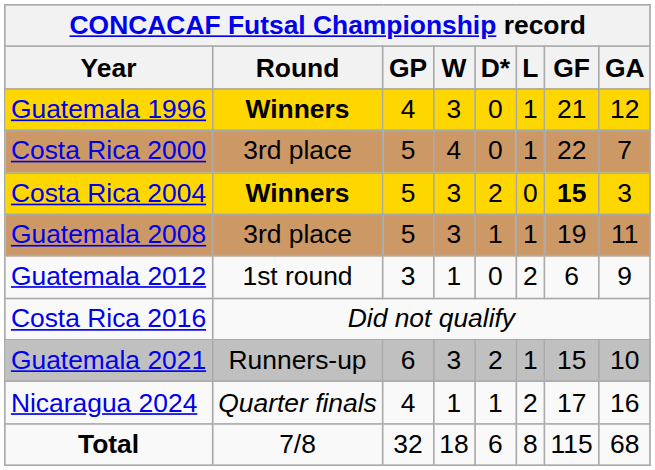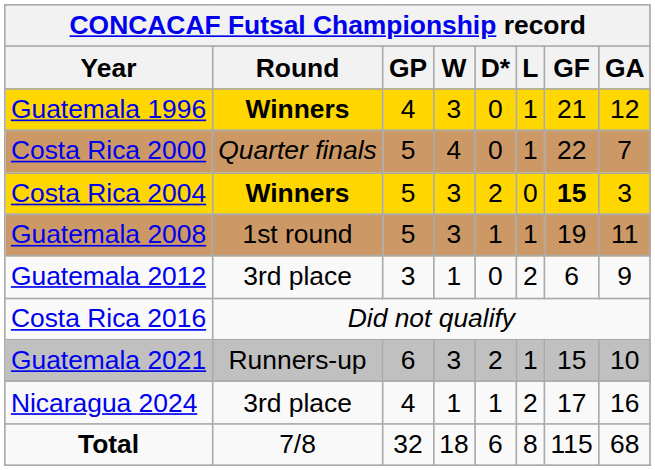(298, 151) 3rd place -> (298, 151) Quarter finals
(298, 234) 3rd place -> (298, 234) 1st round
(298, 276) 1st round -> (298, 276) 3rd place
(298, 402) Quarter finals -> (298, 402) 3rd place
